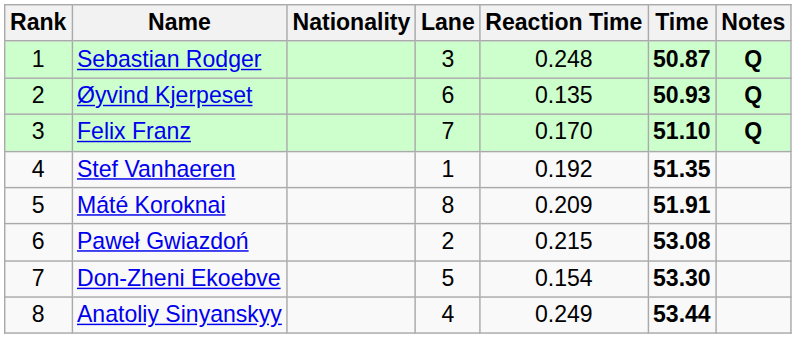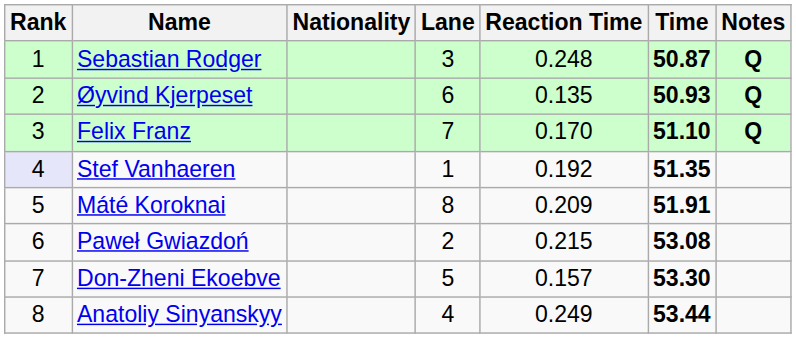(38, 168) no background -> (38, 168) lavender background
(564, 278) 0.154 -> (564, 278) 0.157
